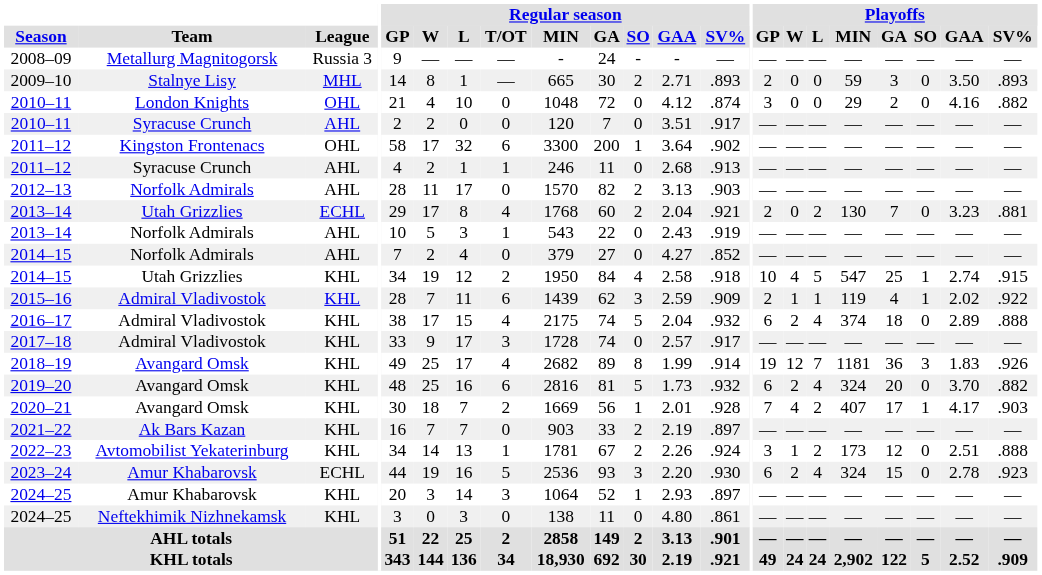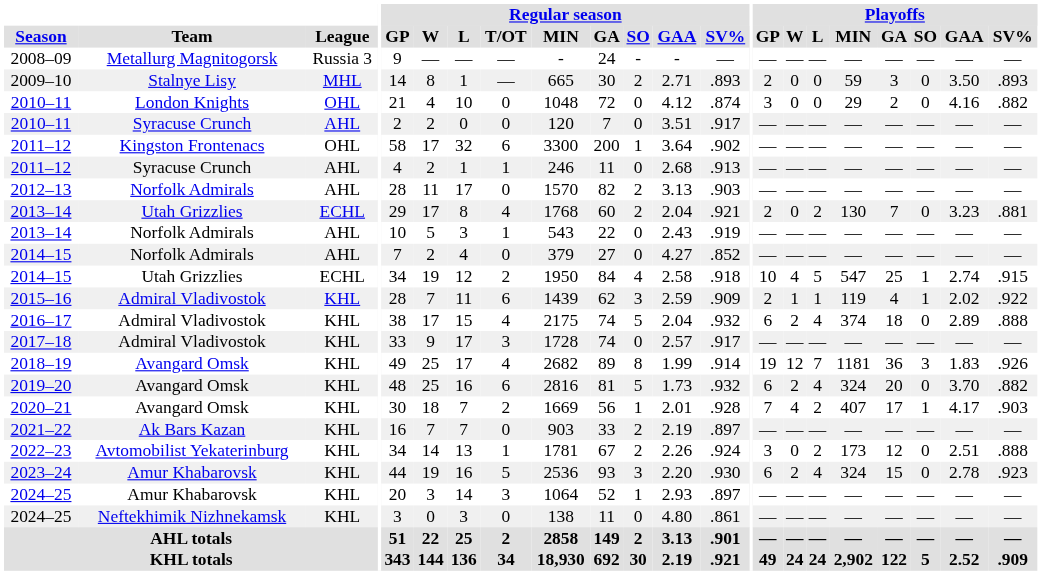(342, 276) KHL -> (342, 276) ECHL
(795, 450) 1 -> (795, 450) 0
(342, 472) ECHL -> (342, 472) KHL
